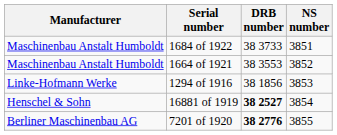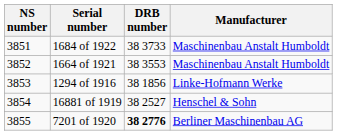columns swapped: (85, 20) <-> (309, 20)
(263, 102) bold -> (146, 102) normal
